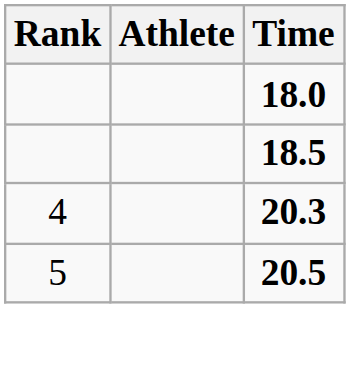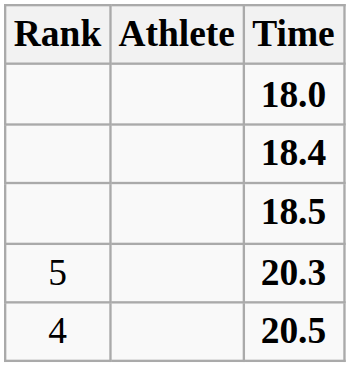+ row: (293, 152)
(57, 212) 4 -> (57, 271) 5
(57, 271) 5 -> (57, 331) 4
